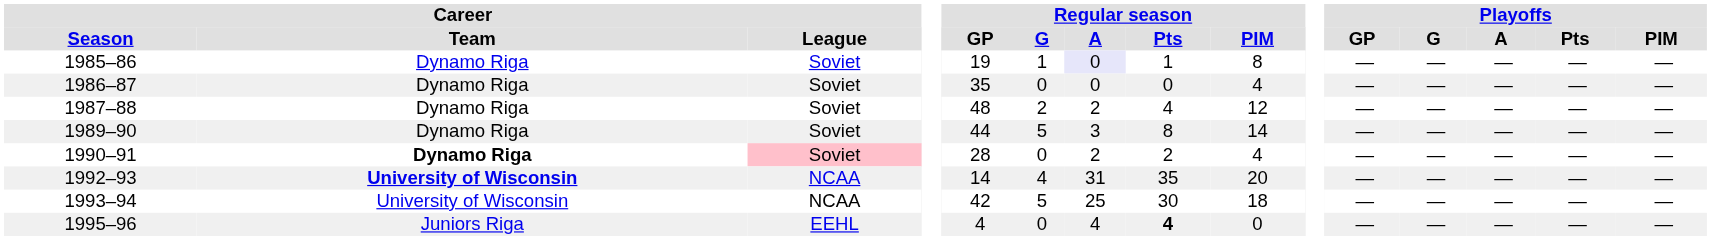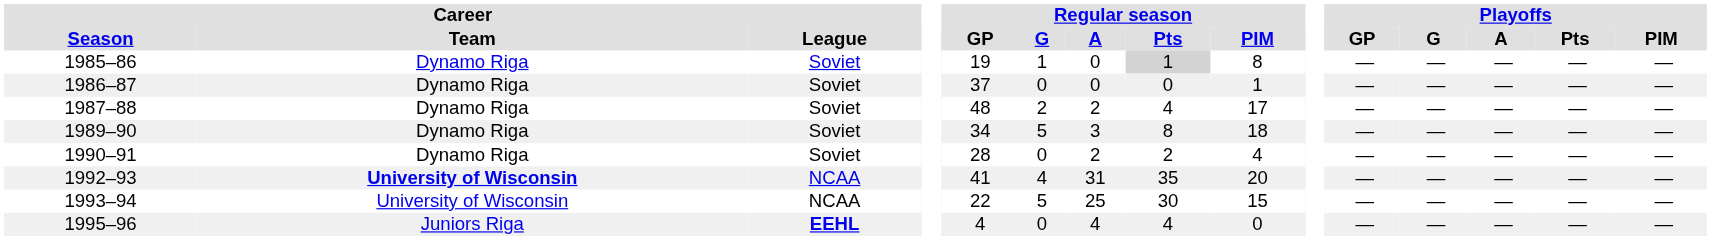(1095, 61) lavender background -> (1095, 61) no background
(1168, 61) no background -> (1168, 61) lightgrey background
(980, 85) 35 -> (980, 85) 37
(1257, 85) 4 -> (1257, 85) 1
(1257, 108) 12 -> (1257, 108) 17
(980, 131) 44 -> (980, 131) 34
(1257, 131) 14 -> (1257, 131) 18
(472, 154) bold -> (472, 154) normal
(835, 154) pink background -> (835, 154) no background
(980, 177) 14 -> (980, 177) 41
(980, 201) 42 -> (980, 201) 22
(1257, 201) 18 -> (1257, 201) 15
(835, 224) normal -> (835, 224) bold
(1168, 224) bold -> (1168, 224) normal
